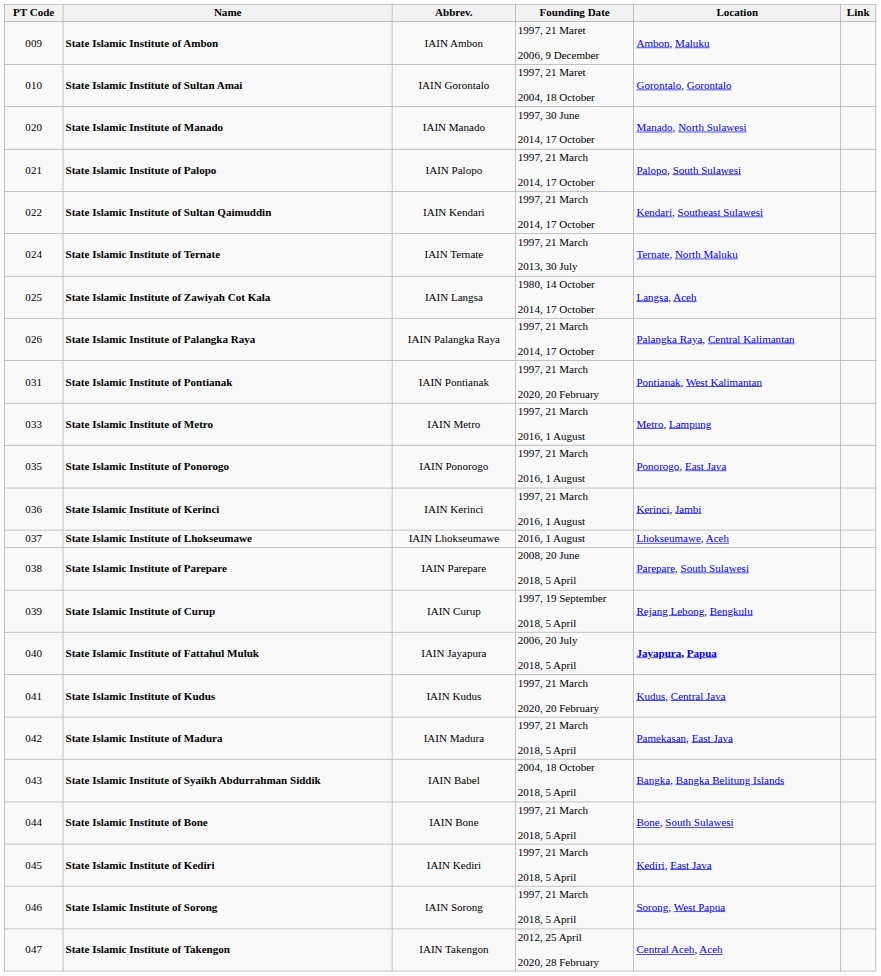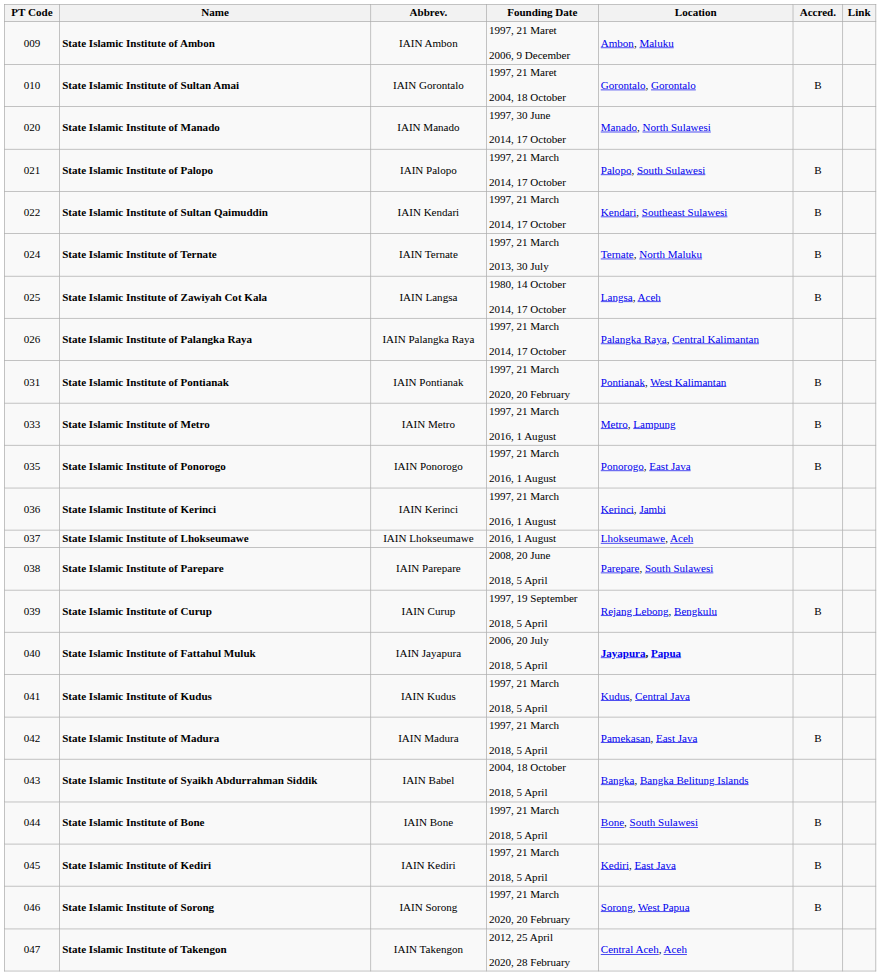+ column: (818, 13)
(558, 695) 1997, 21 March 2020, 20 February -> (524, 695) 1997, 21 March 2018, 5 April
(553, 907) 1997, 21 March 2018, 5 April -> (530, 907) 1997, 21 March 2020, 20 February
